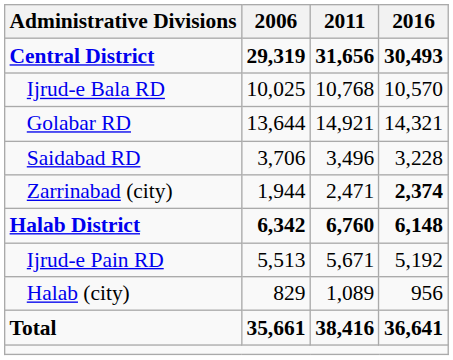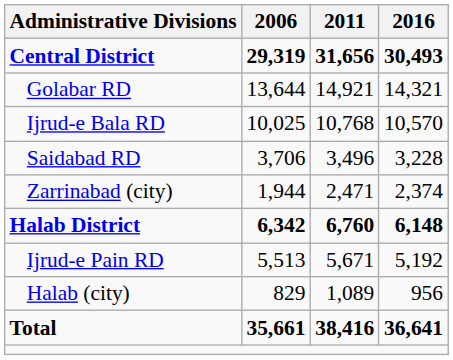rows swapped: (79, 123) <-> (96, 89)
(419, 191) bold -> (419, 191) normal
